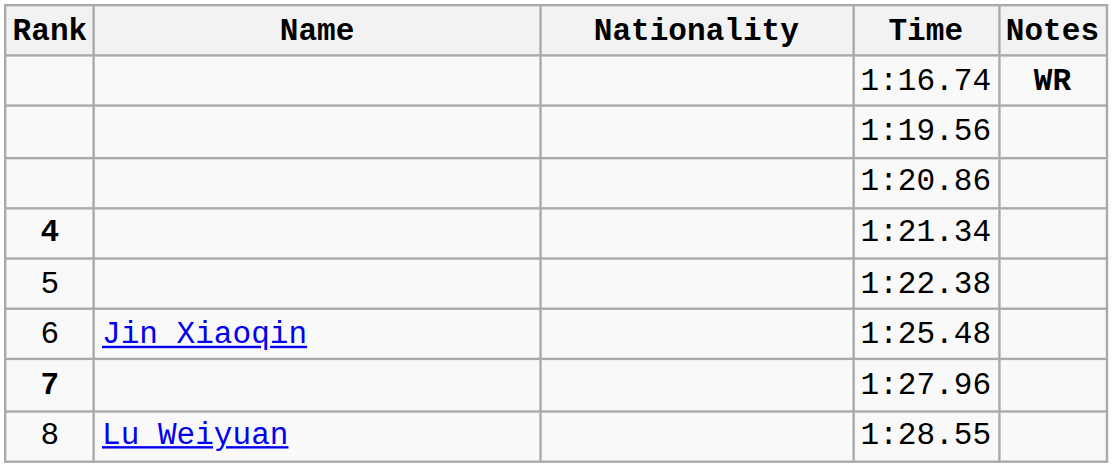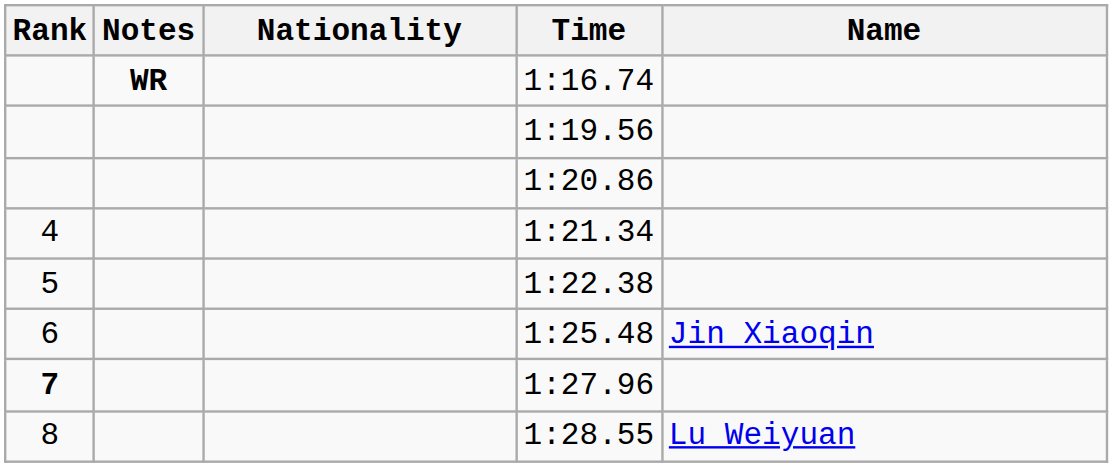columns swapped: (317, 31) <-> (1052, 31)
(50, 233) bold -> (50, 233) normal
